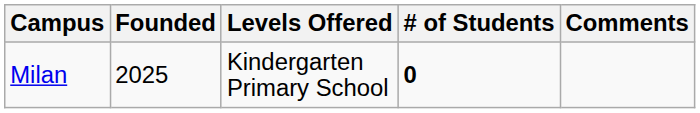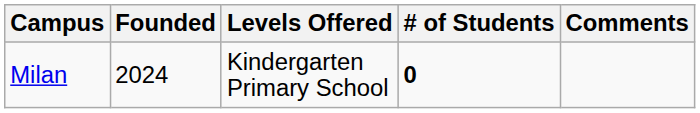(142, 74) 2025 -> (142, 74) 2024
